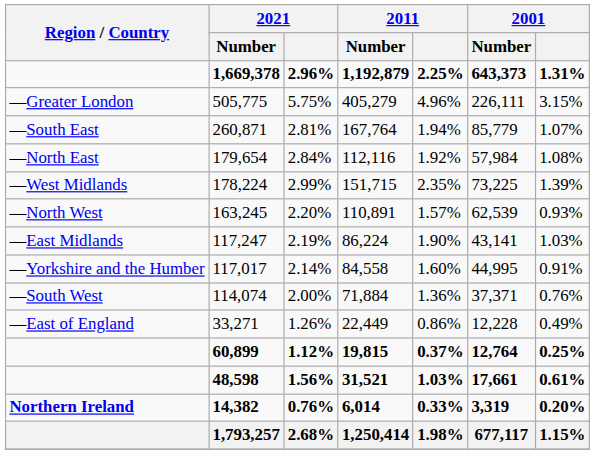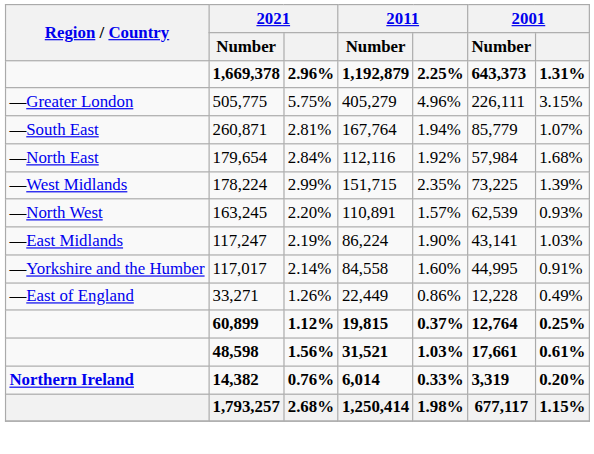(561, 157) 1.08% -> (561, 157) 1.68%
- row: (240, 296)
